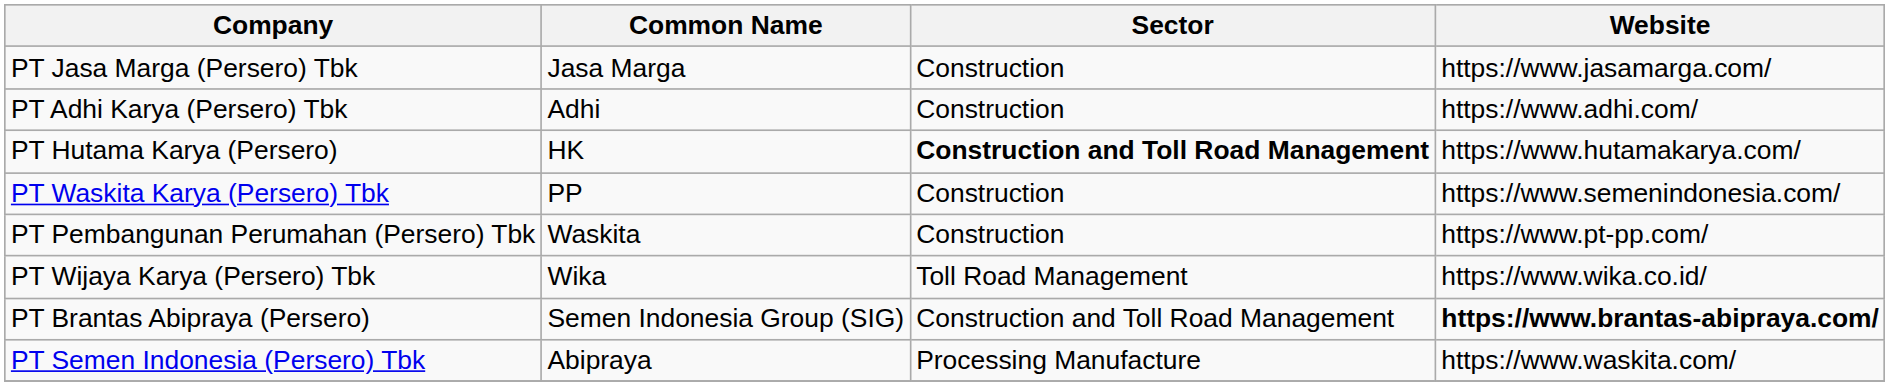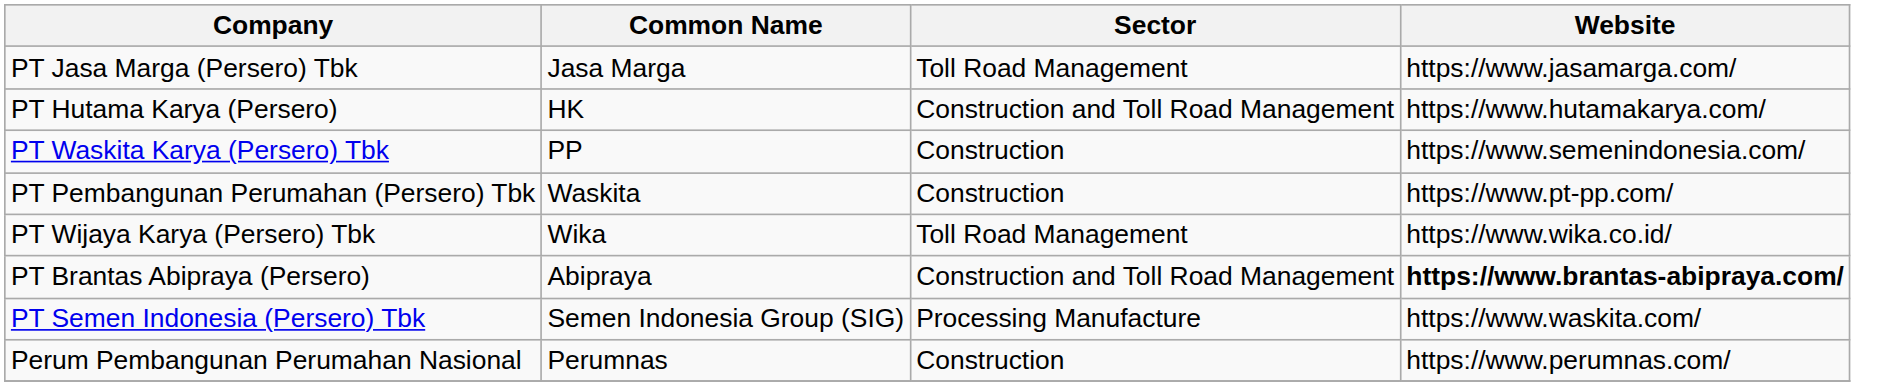(990, 67) Construction -> (1052, 67) Toll Road Management
- row: (179, 109)
(1173, 151) bold -> (1155, 109) normal
(726, 318) Semen Indonesia Group (SIG) -> (600, 276) Abipraya
(600, 360) Abipraya -> (726, 318) Semen Indonesia Group (SIG)
+ row: (266, 360)
